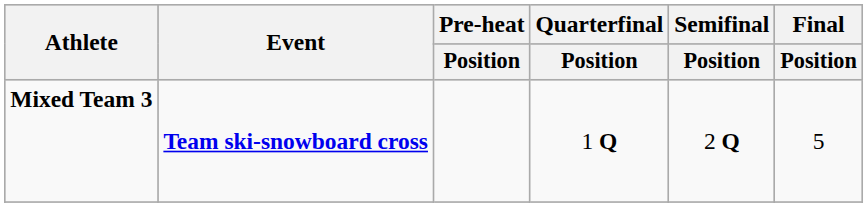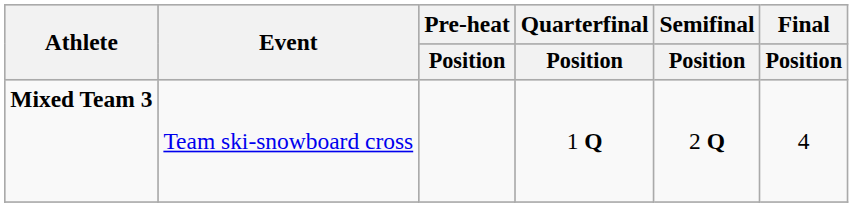(296, 141) bold -> (288, 141) normal
(819, 141) 5 -> (804, 141) 4
